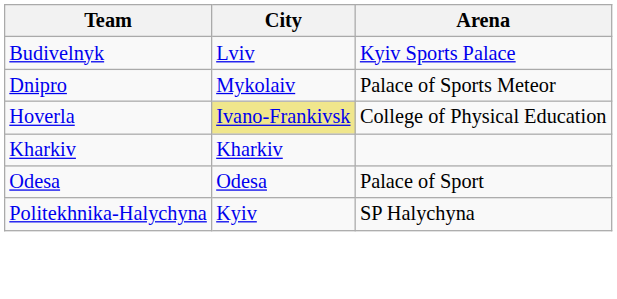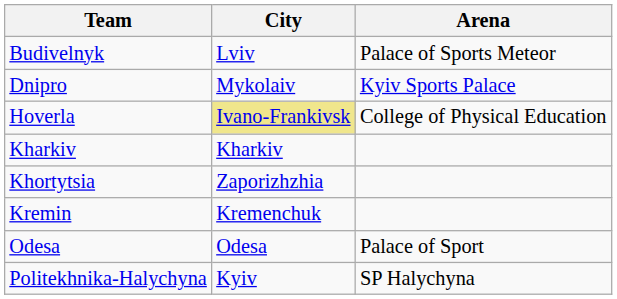(438, 52) Kyiv Sports Palace -> (458, 52) Palace of Sports Meteor
(458, 85) Palace of Sports Meteor -> (438, 85) Kyiv Sports Palace
+ row: (52, 181)
+ row: (40, 213)
